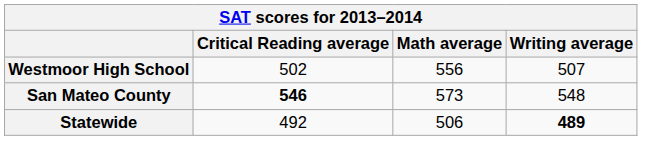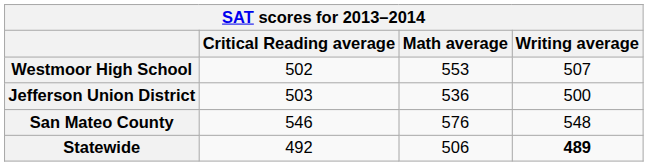(450, 69) 556 -> (455, 69) 553
+ row: (102, 95)
(293, 95) bold -> (299, 122) normal
(450, 95) 573 -> (455, 122) 576
